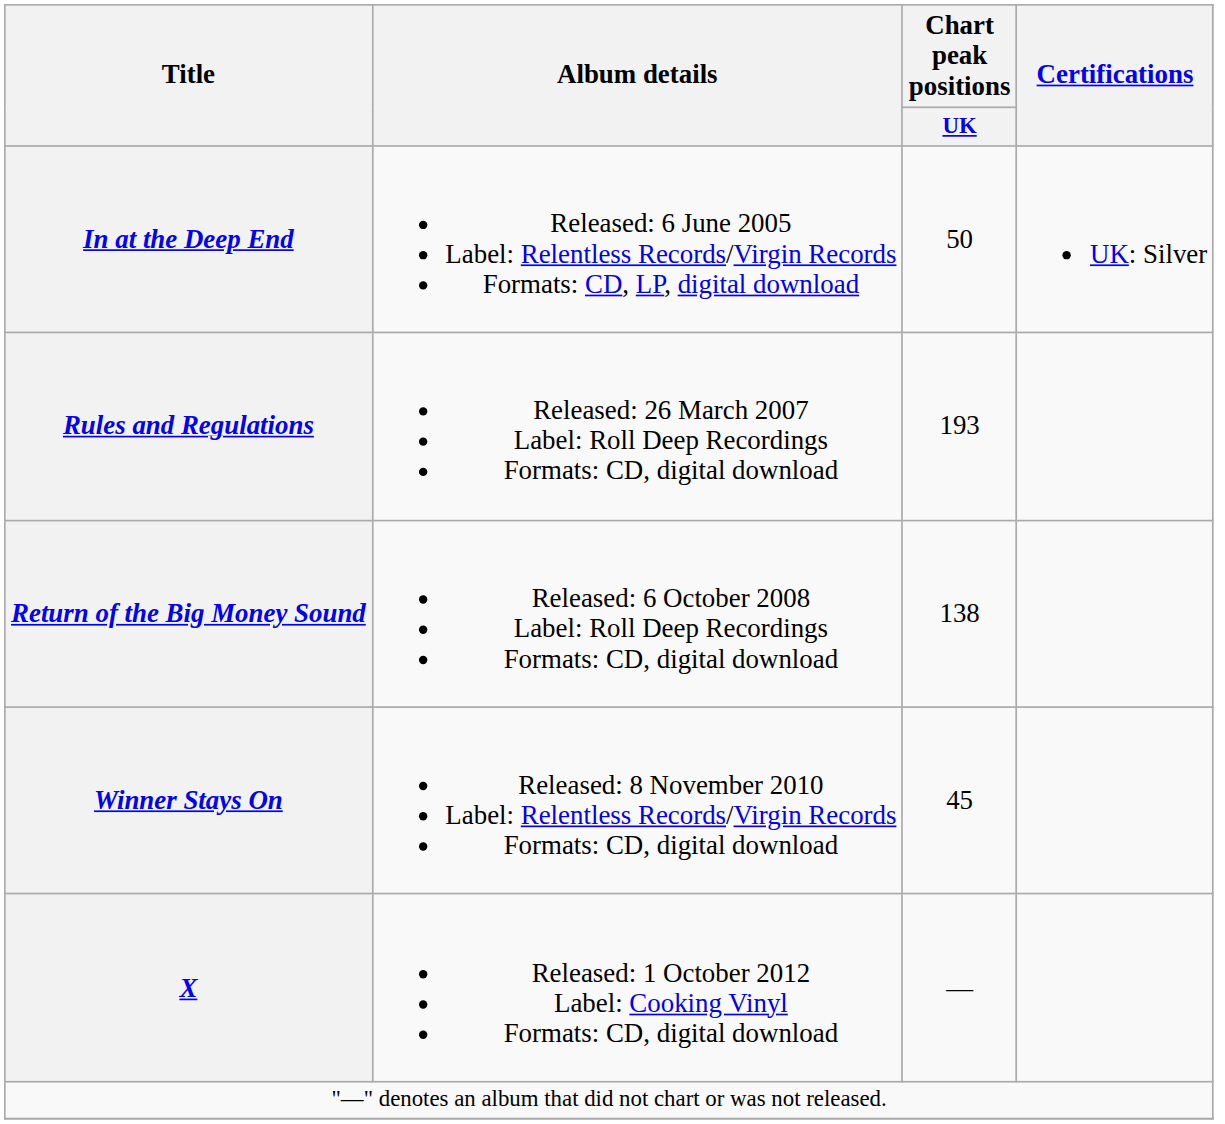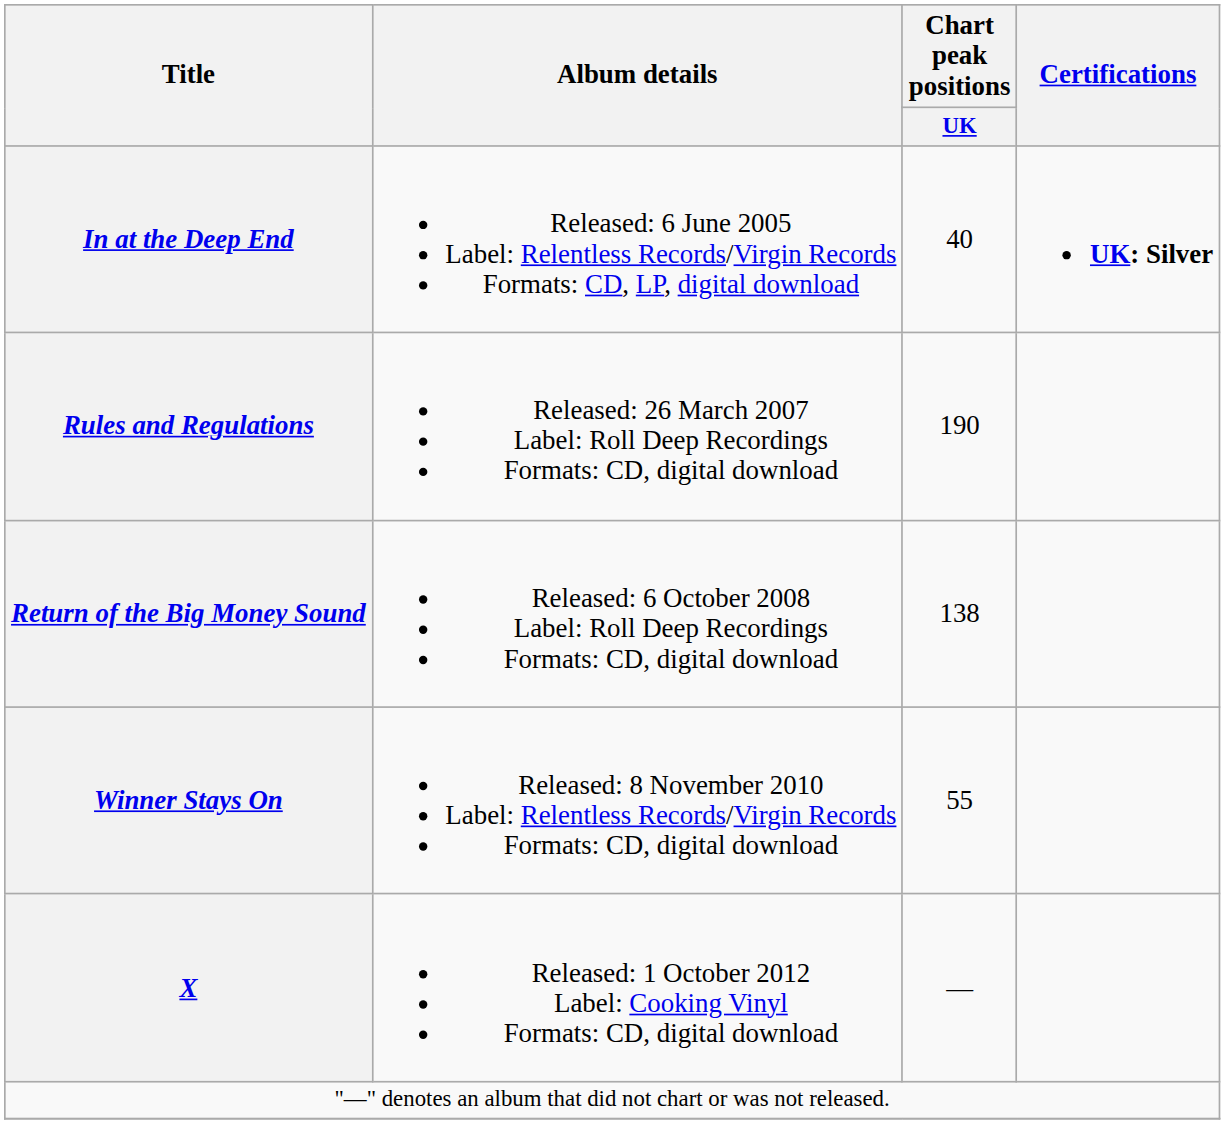(960, 238) 50 -> (960, 238) 40
(1115, 254) normal -> (1118, 254) bold
(960, 425) 193 -> (960, 425) 190
(960, 800) 45 -> (960, 800) 55
